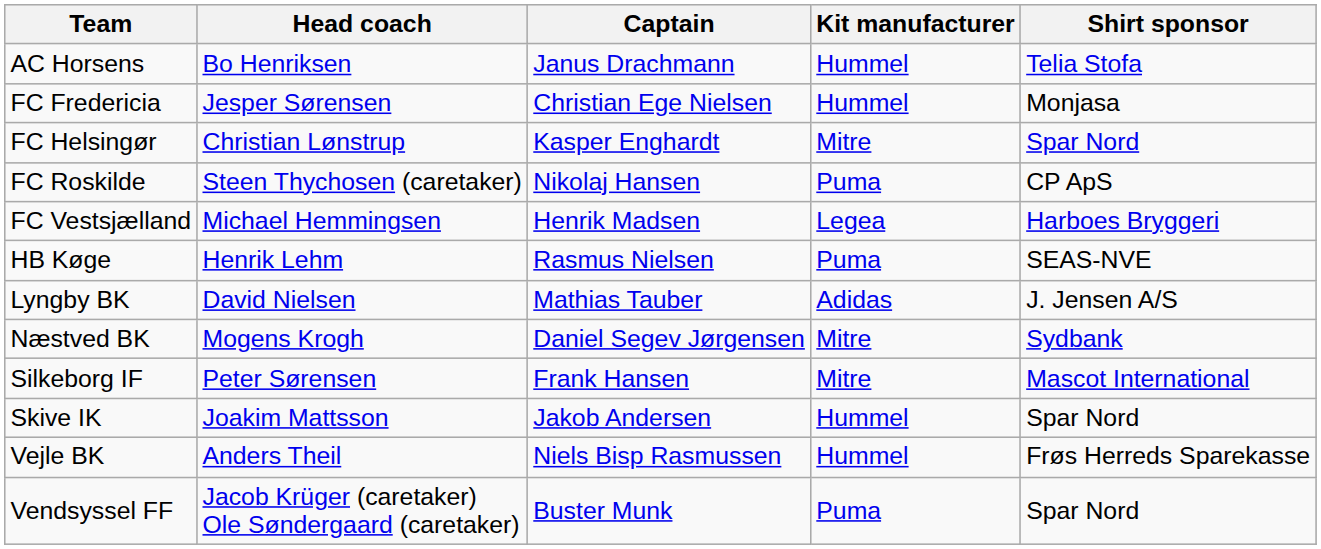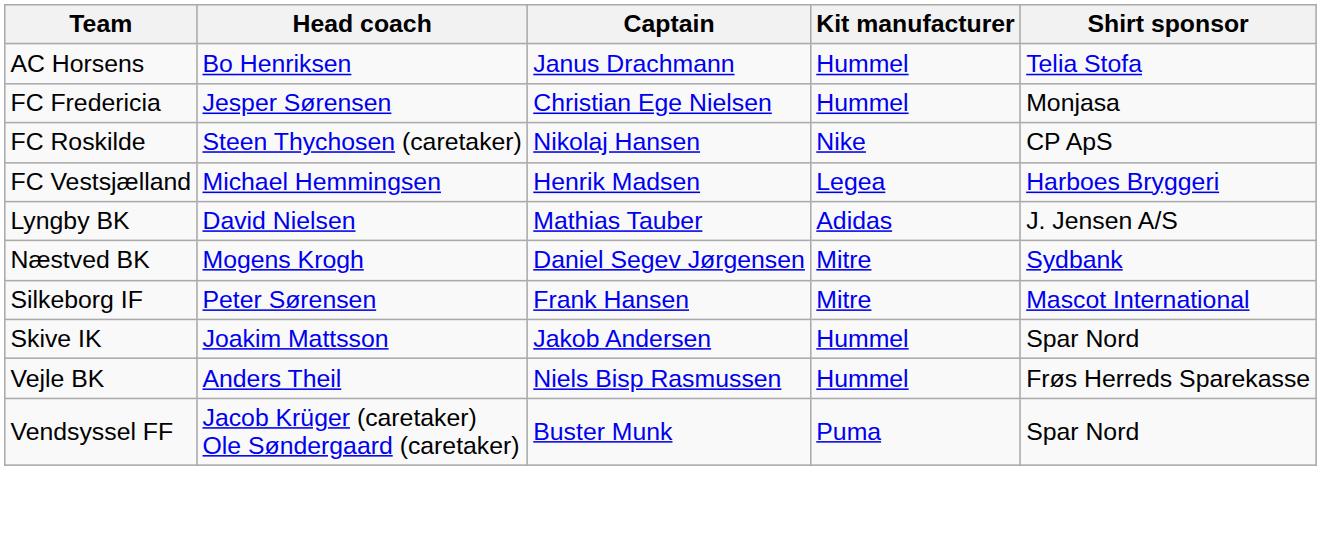- row: (84, 142)
(849, 181) Puma -> (841, 142) Nike
- row: (61, 260)
